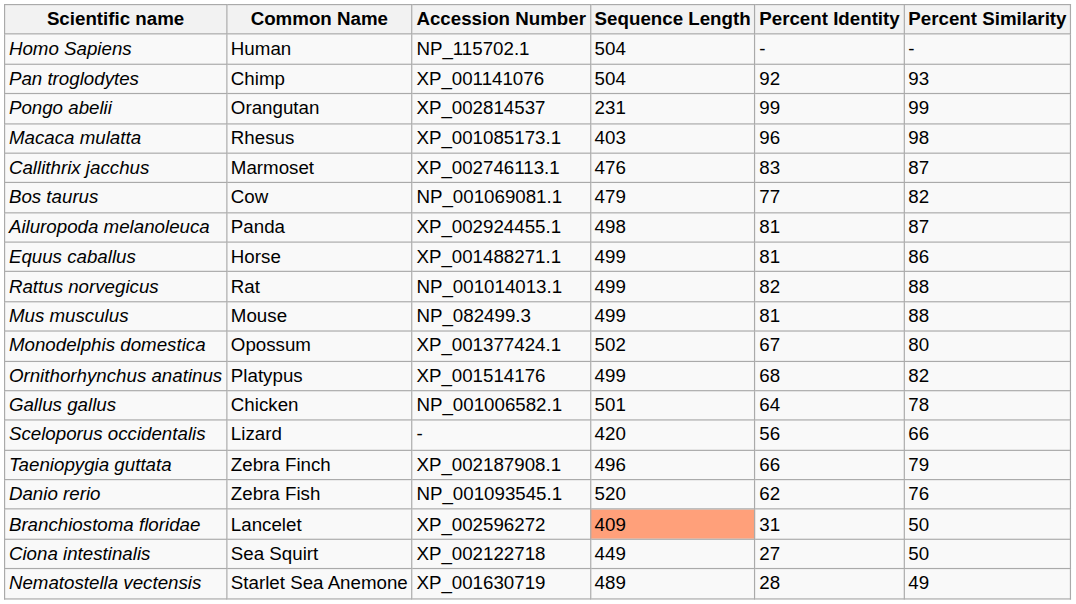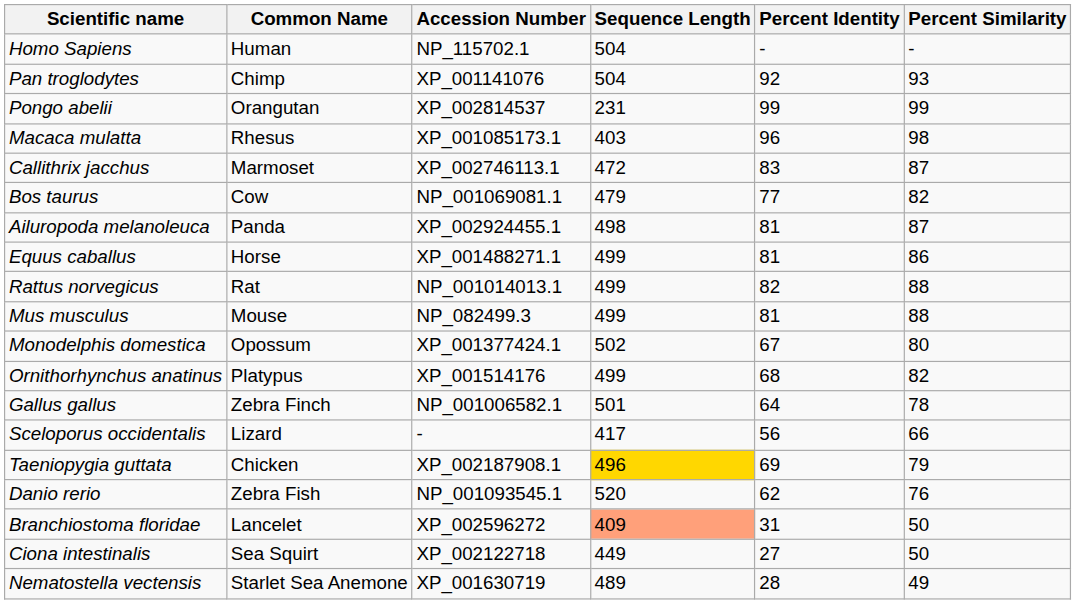(610, 167) 476 -> (610, 167) 472
(265, 405) Chicken -> (281, 405) Zebra Finch
(610, 434) 420 -> (610, 434) 417
(281, 464) Zebra Finch -> (265, 464) Chicken
(610, 464) no background -> (610, 464) gold background
(770, 464) 66 -> (770, 464) 69
